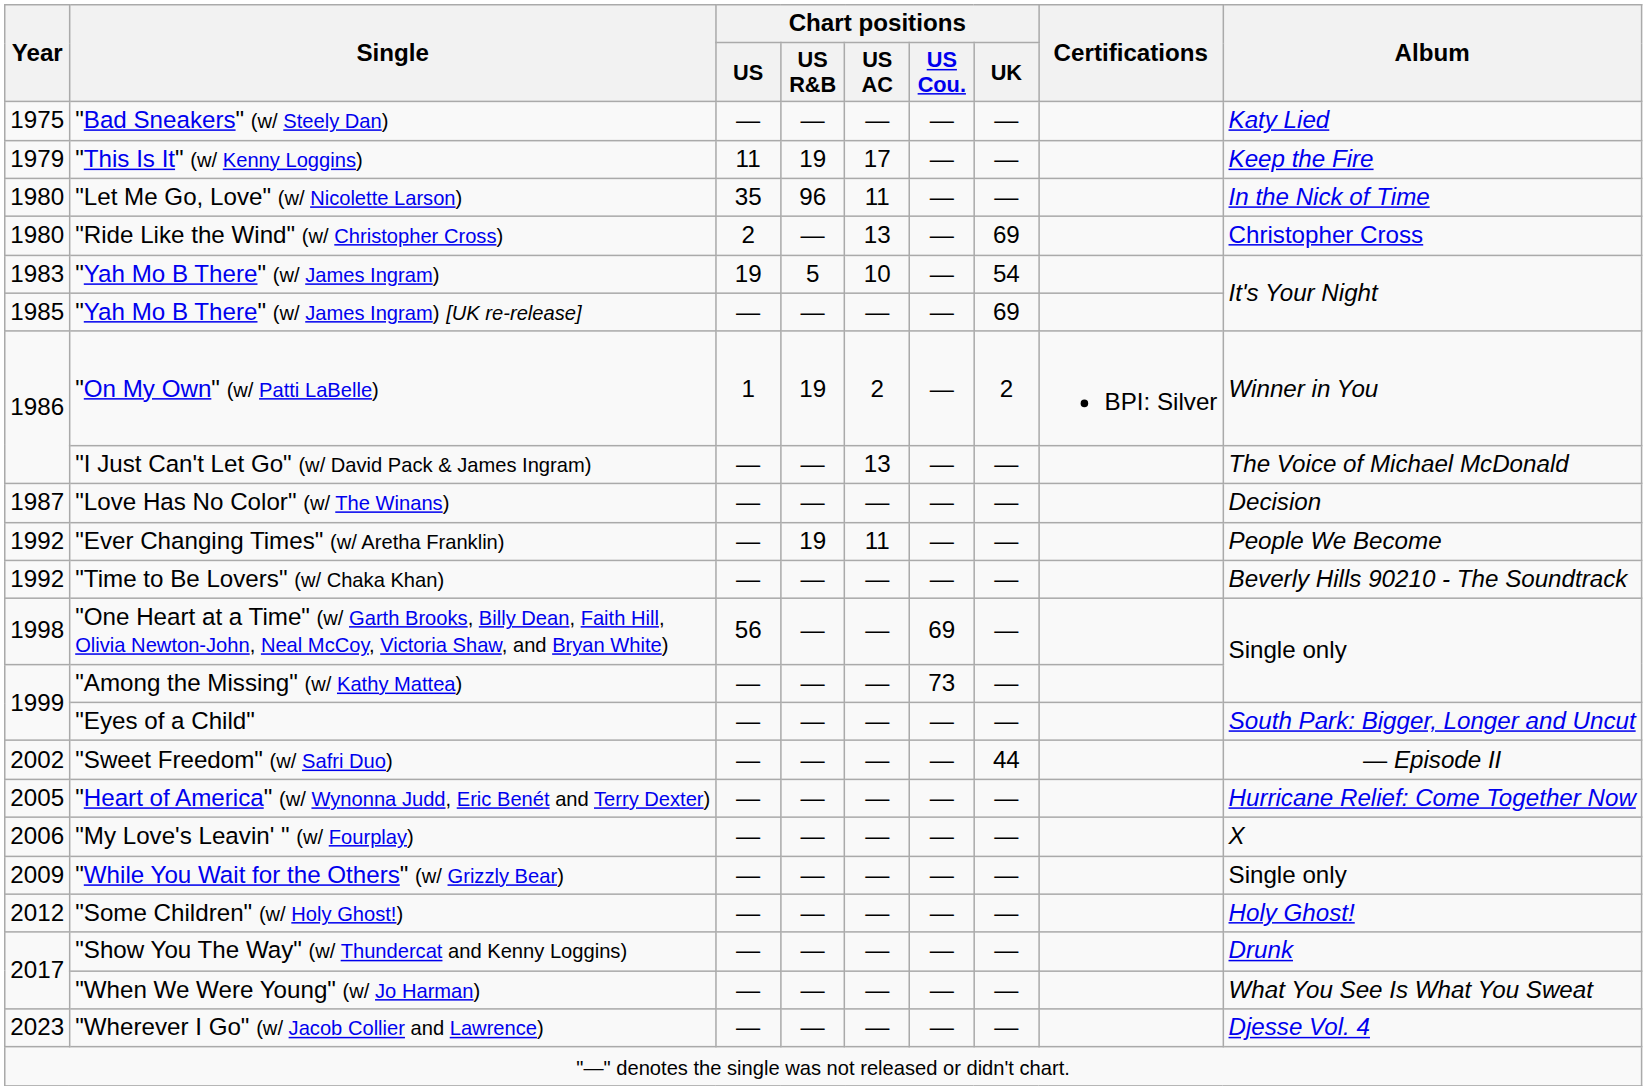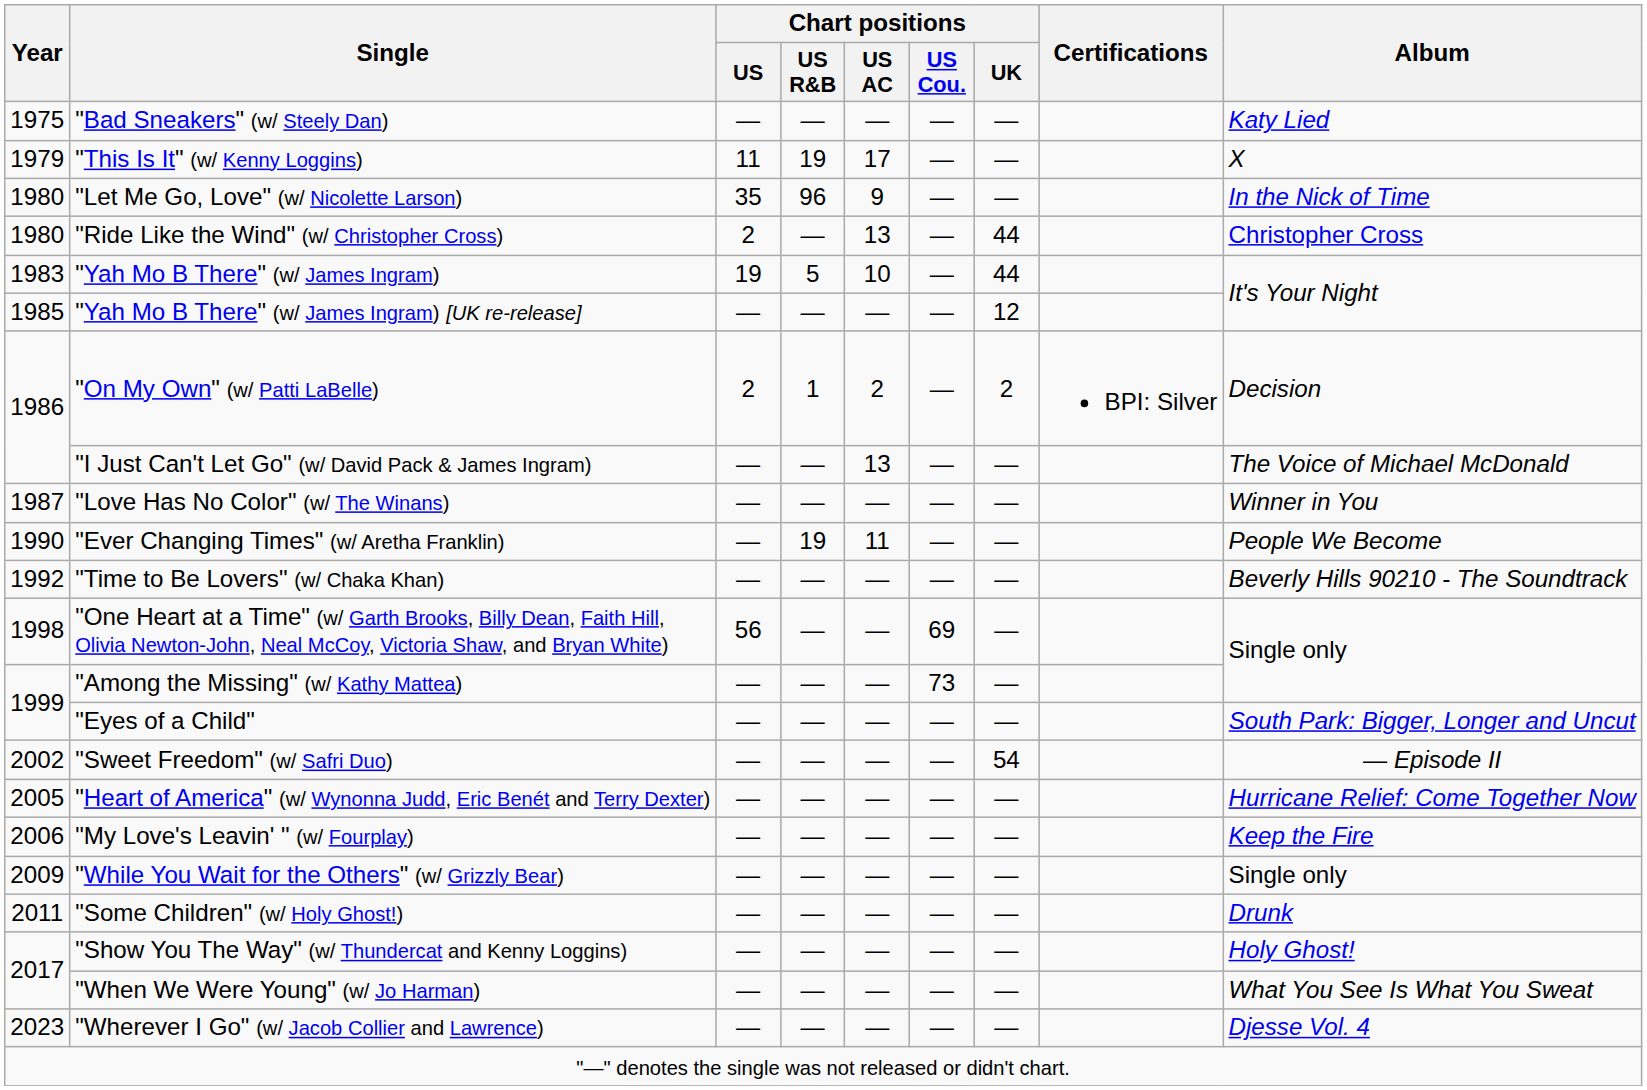(1301, 158) Keep the Fire -> (1237, 158) X
(877, 197) 11 -> (877, 197) 9
(1006, 235) 69 -> (1006, 235) 44
(1006, 273) 54 -> (1006, 273) 44
(1006, 312) 69 -> (1006, 312) 12
(748, 388) 1 -> (748, 388) 2
(813, 388) 19 -> (813, 388) 1
(1303, 388) Winner in You -> (1275, 388) Decision
(1275, 502) Decision -> (1303, 502) Winner in You
(37, 540) 1992 -> (37, 540) 1990
(1006, 759) 44 -> (1006, 759) 54
(1237, 836) X -> (1301, 836) Keep the Fire
(37, 912) 2012 -> (37, 912) 2011
(1292, 912) Holy Ghost! -> (1261, 912) Drunk
(1261, 951) Drunk -> (1292, 951) Holy Ghost!
